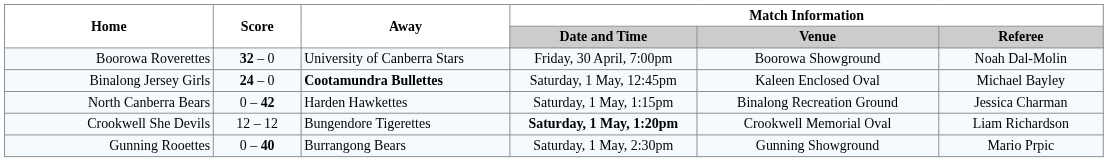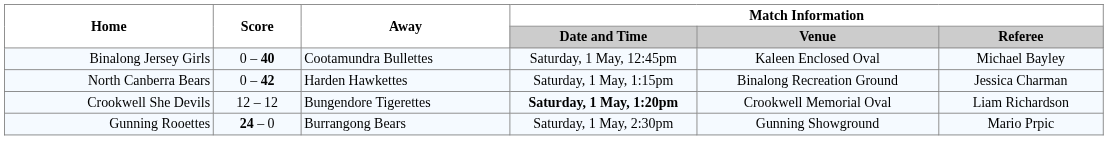- row: (153, 58)
(257, 80) 24 – 0 -> (257, 58) 0 – 40
(374, 80) bold -> (369, 58) normal
(257, 145) 0 – 40 -> (257, 124) 24 – 0
